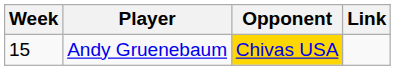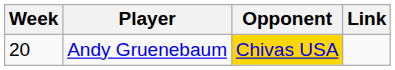(20, 49) 15 -> (20, 49) 20
